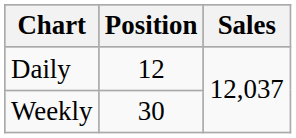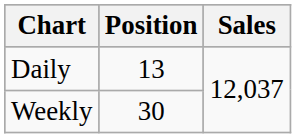(151, 68) 12 -> (151, 68) 13
